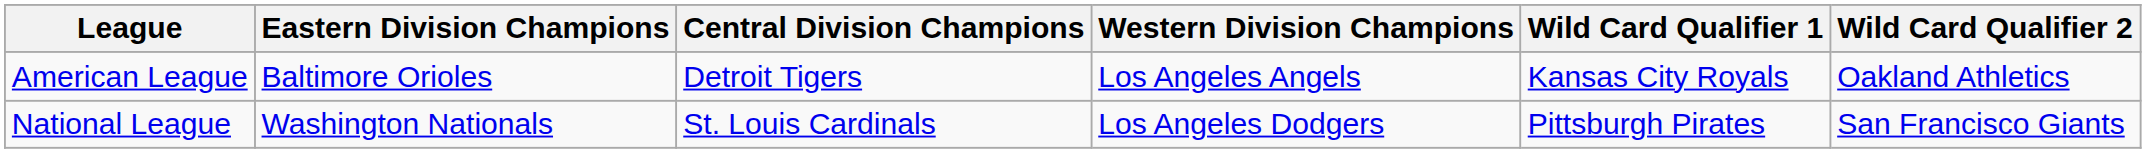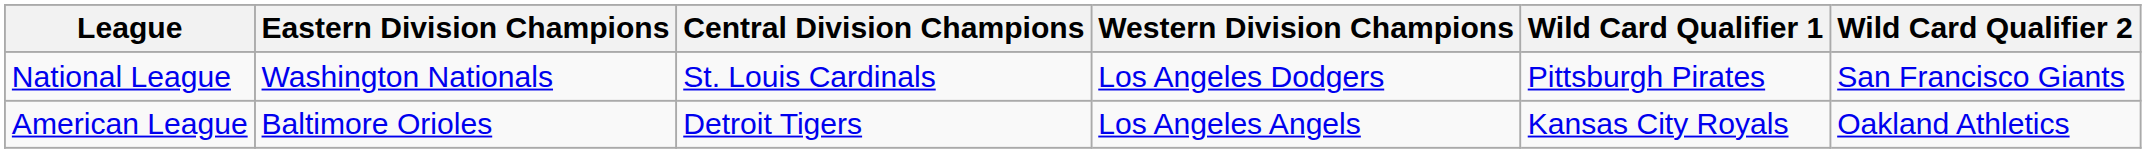rows swapped: (130, 76) <-> (121, 123)
